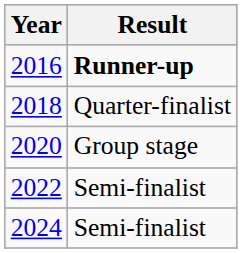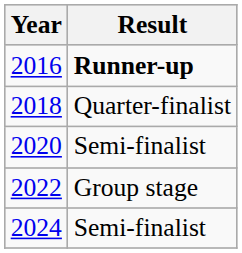(136, 146) Group stage -> (140, 146) Semi-finalist
(140, 187) Semi-finalist -> (136, 187) Group stage
